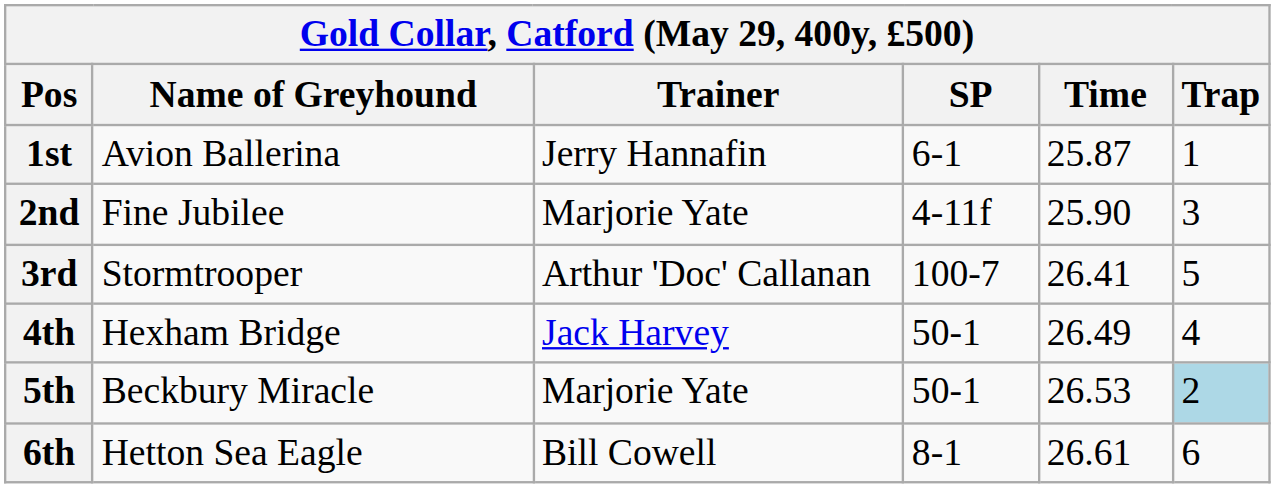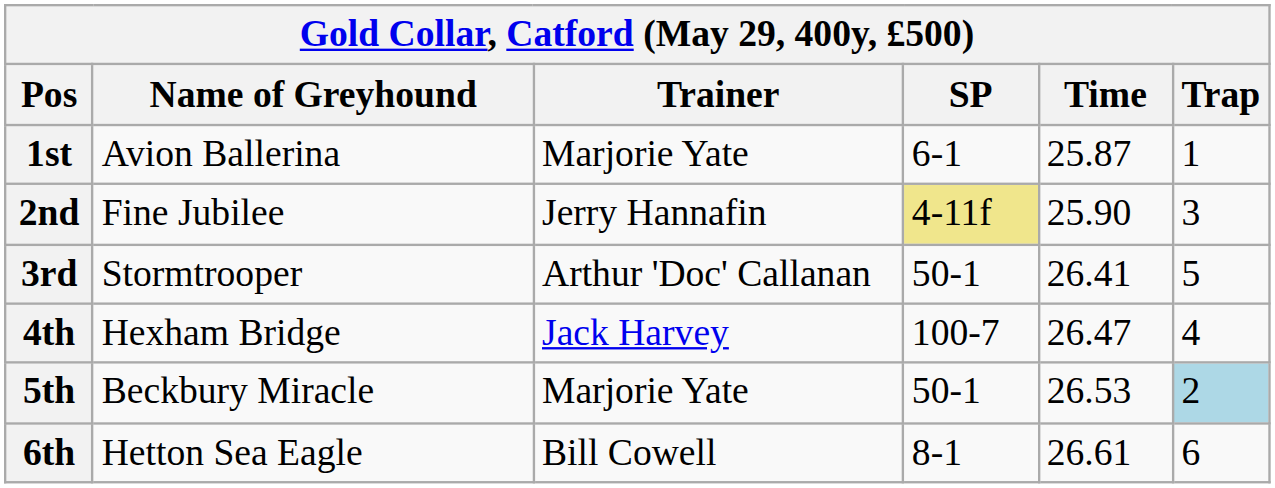(654, 153) Jerry Hannafin -> (645, 153) Marjorie Yate
(645, 213) Marjorie Yate -> (654, 213) Jerry Hannafin
(952, 213) no background -> (952, 213) khaki background
(956, 272) 100-7 -> (946, 272) 50-1
(946, 332) 50-1 -> (956, 332) 100-7
(1089, 332) 26.49 -> (1089, 332) 26.47
